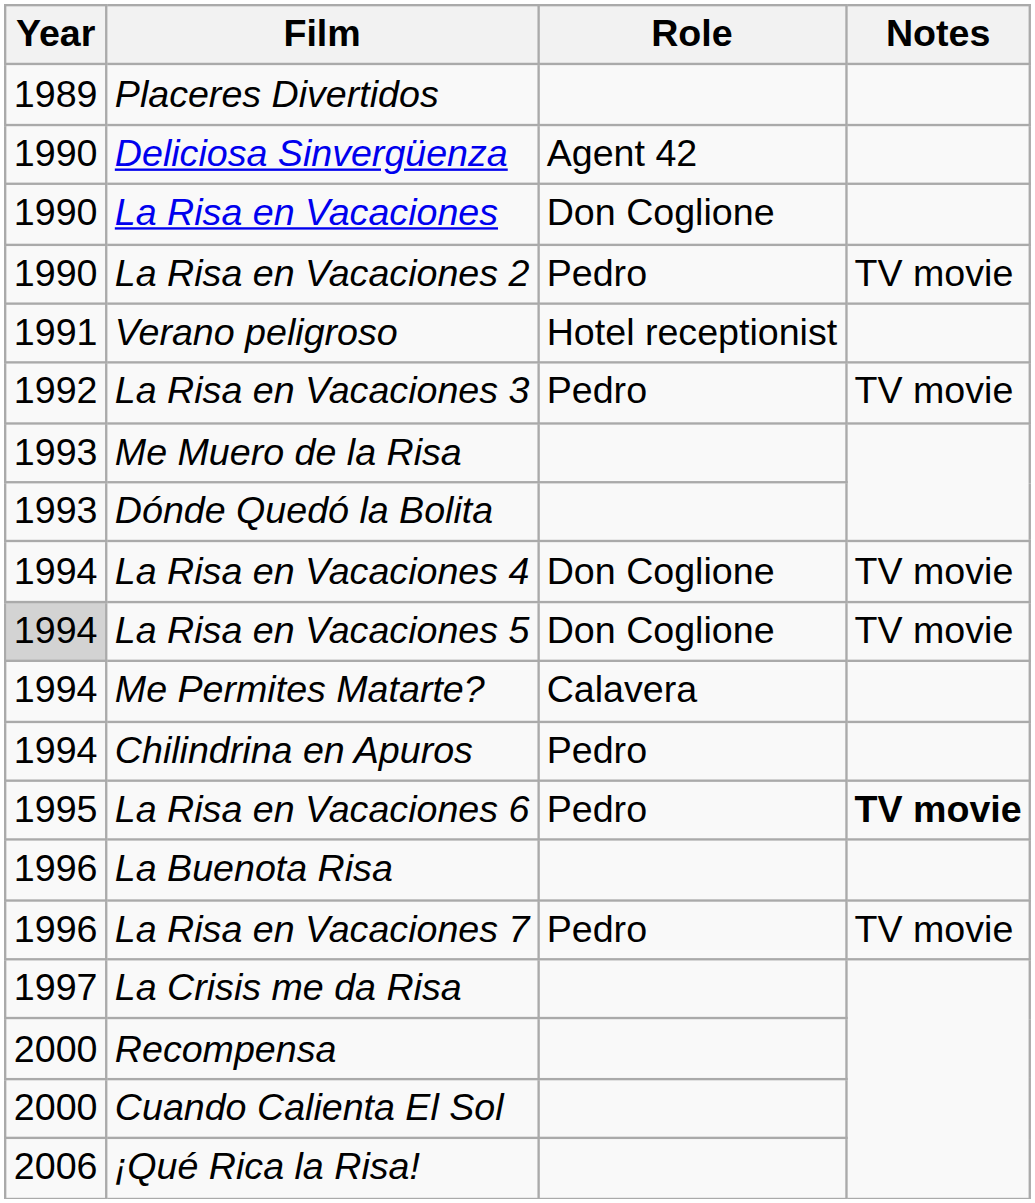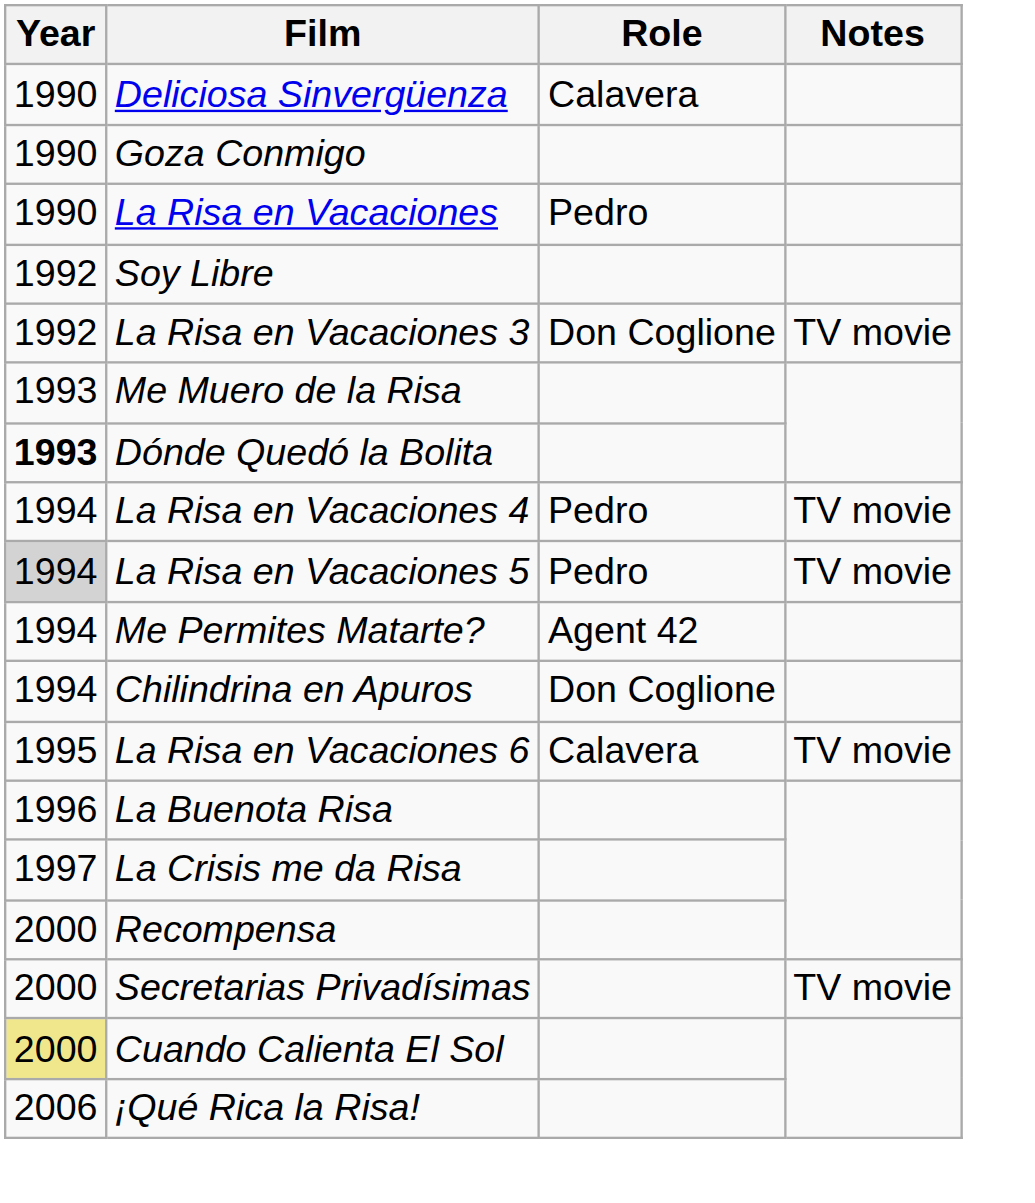- row: (277, 93)
(622, 153) Agent 42 -> (623, 93) Calavera
+ row: (240, 153)
(661, 213) Don Coglione -> (598, 213) Pedro
- row: (322, 272)
- row: (256, 332)
+ row: (194, 272)
(597, 392) Pedro -> (662, 332) Don Coglione
(56, 511) normal -> (56, 451) bold
(661, 570) Don Coglione -> (598, 511) Pedro
(661, 630) Don Coglione -> (598, 570) Pedro
(622, 690) Calavera -> (623, 630) Agent 42
(597, 749) Pedro -> (662, 690) Don Coglione
(597, 809) Pedro -> (623, 749) Calavera
(938, 809) bold -> (873, 749) normal
- row: (322, 928)
+ row: (323, 988)
(56, 1107) no background -> (56, 1048) khaki background
